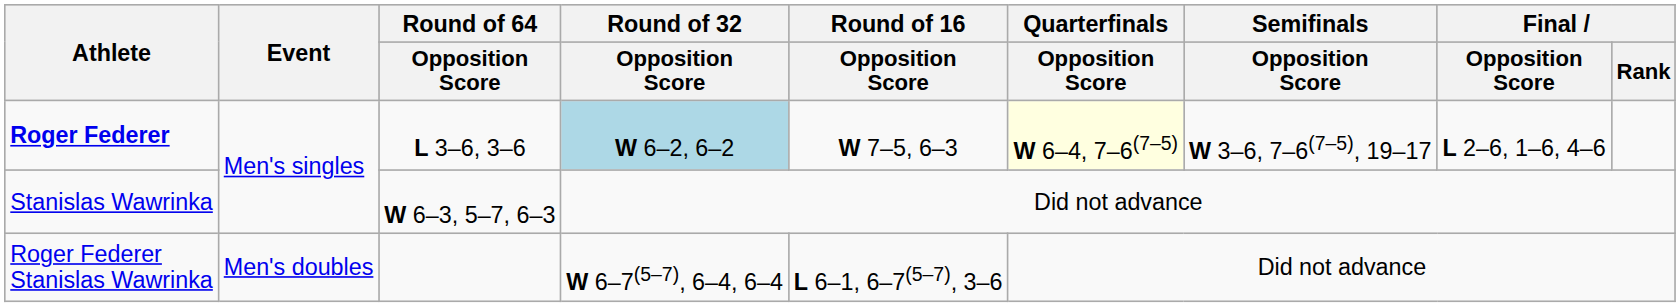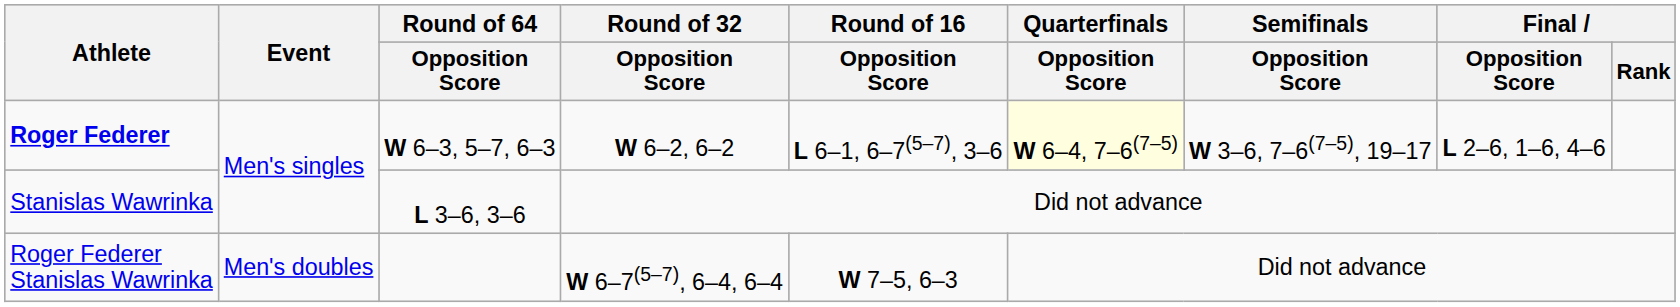(470, 149) L 3–6, 3–6 -> (470, 149) W 6–3, 5–7, 6–3
(675, 149) lightblue background -> (675, 149) no background
(898, 149) W 7–5, 6–3 -> (898, 149) L 6–1, 6–7(5–7), 3–6
(470, 214) W 6–3, 5–7, 6–3 -> (470, 214) L 3–6, 3–6
(898, 280) L 6–1, 6–7(5–7), 3–6 -> (898, 280) W 7–5, 6–3
